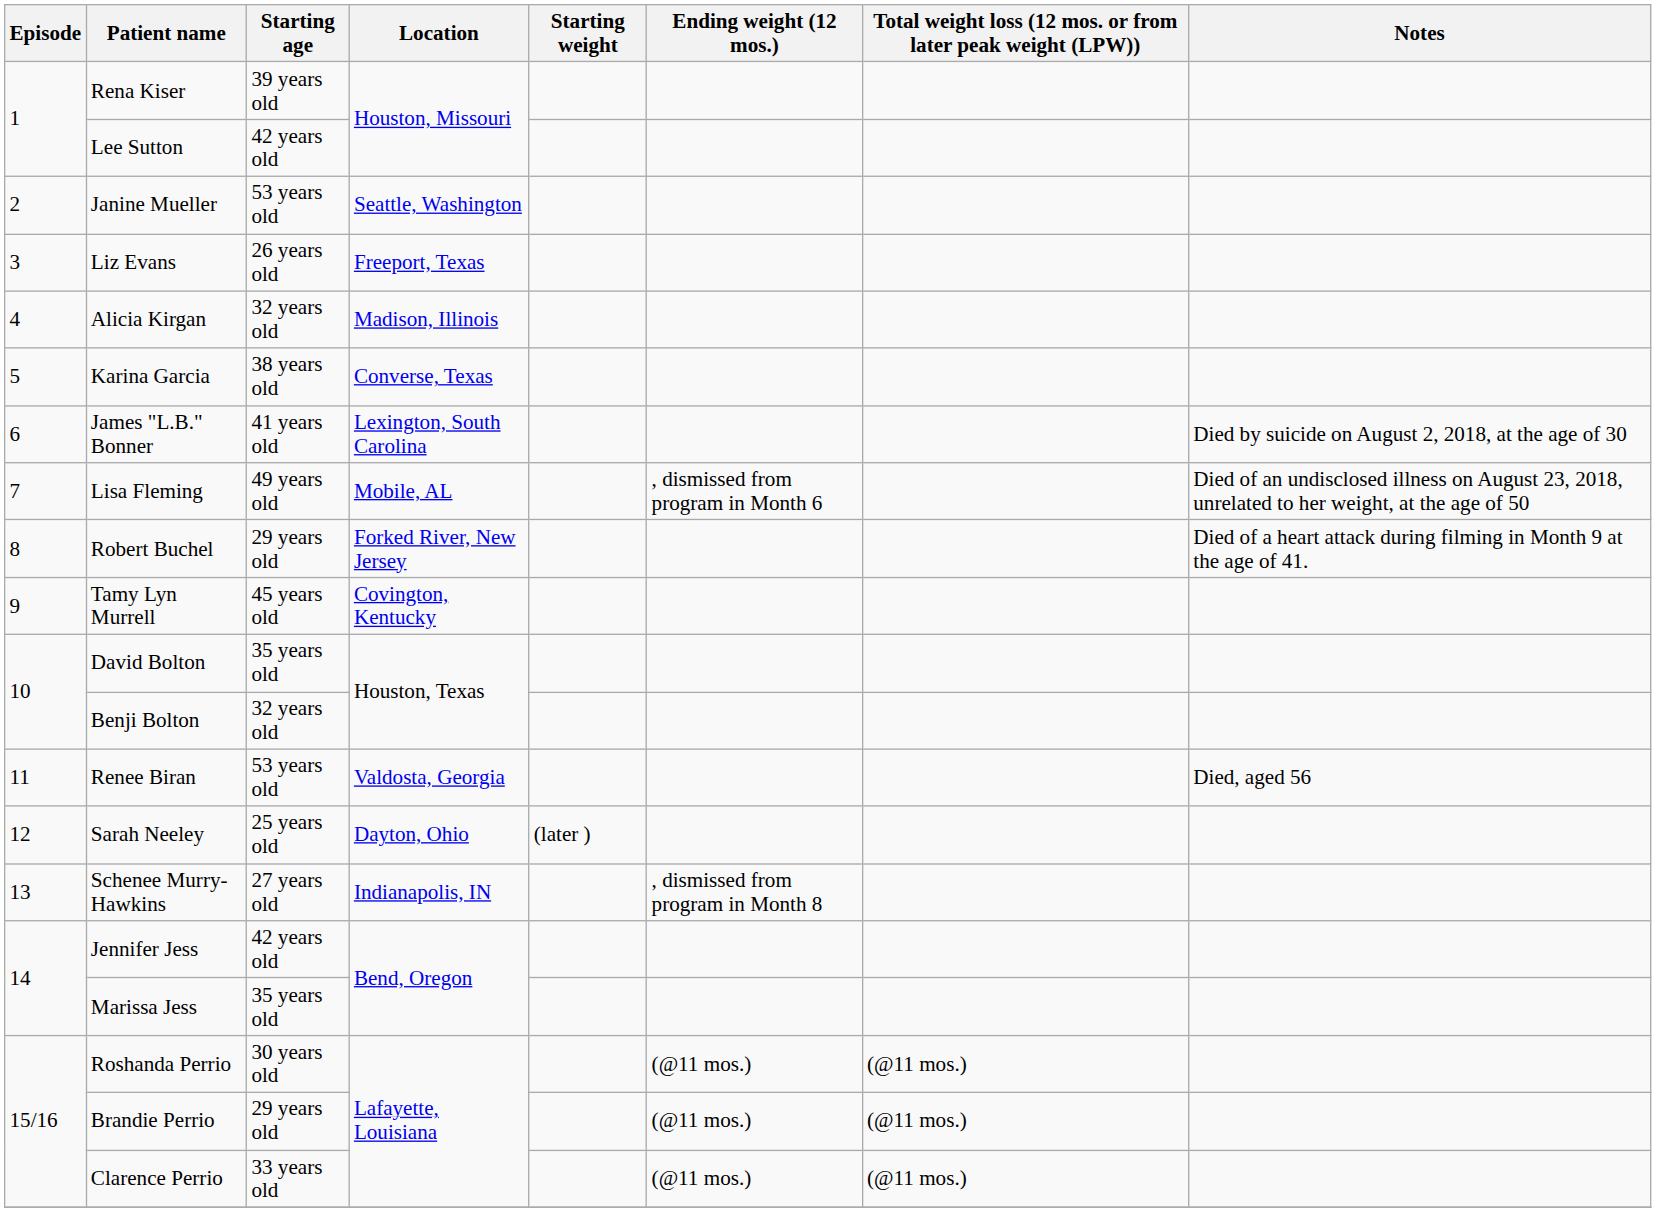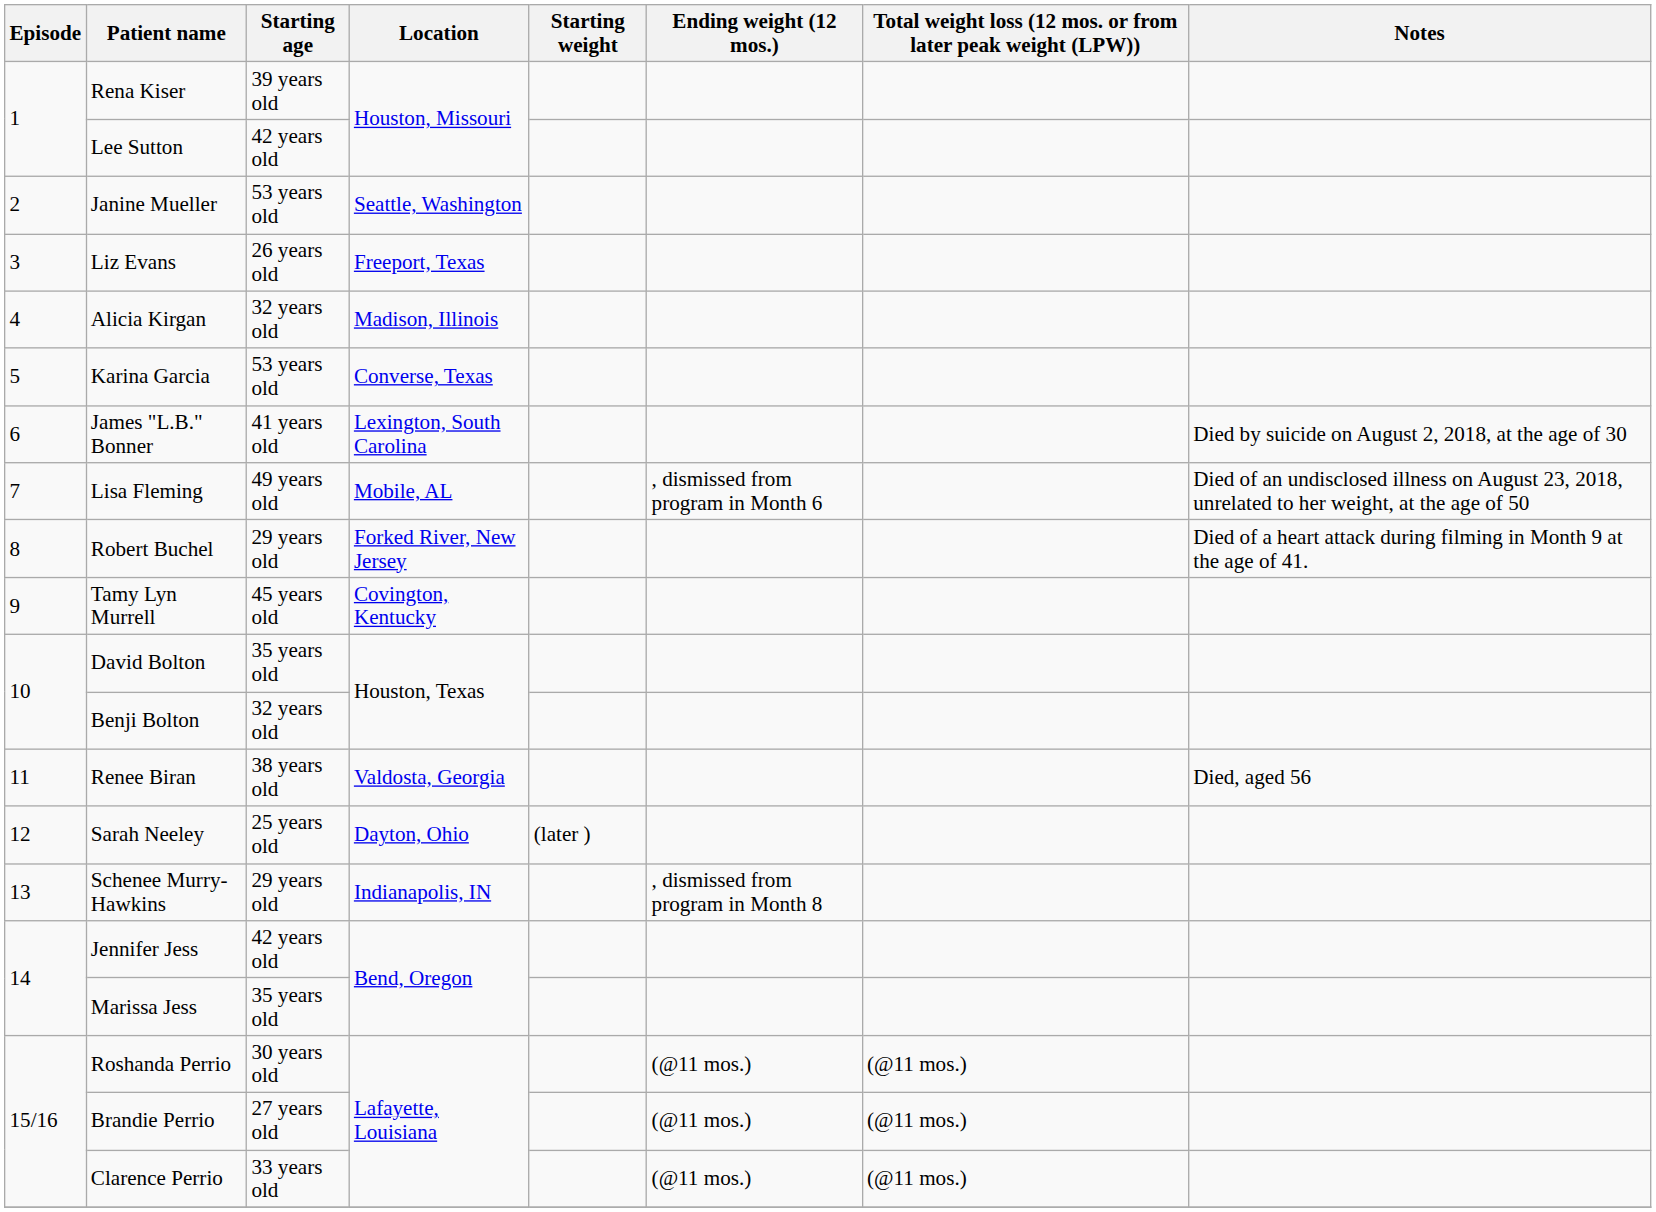(287, 376) 38 years old -> (287, 376) 53 years old
(287, 777) 53 years old -> (287, 777) 38 years old
(287, 891) 27 years old -> (287, 891) 29 years old
(287, 1120) 29 years old -> (287, 1120) 27 years old
